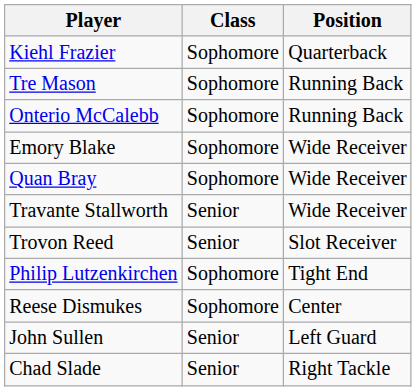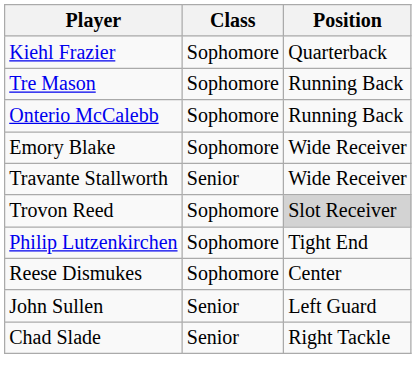- row: (53, 178)
(213, 242) Senior -> (233, 210) Sophomore
(342, 242) no background -> (342, 210) lightgrey background
